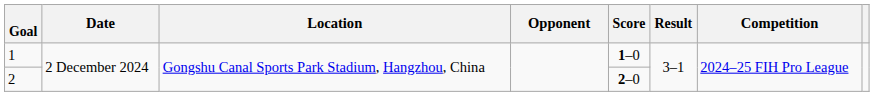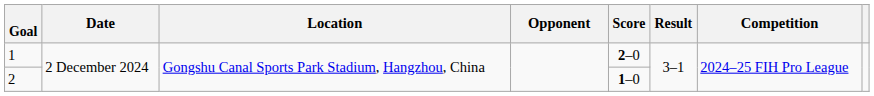(629, 55) 1–0 -> (629, 55) 2–0
(629, 79) 2–0 -> (629, 79) 1–0
